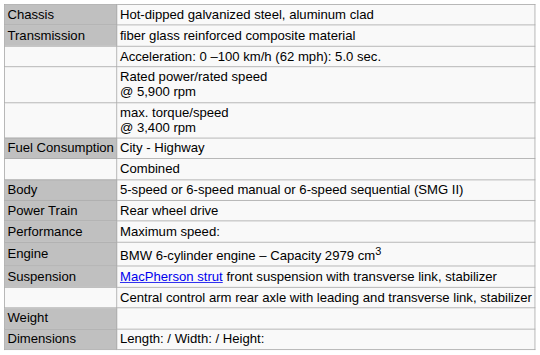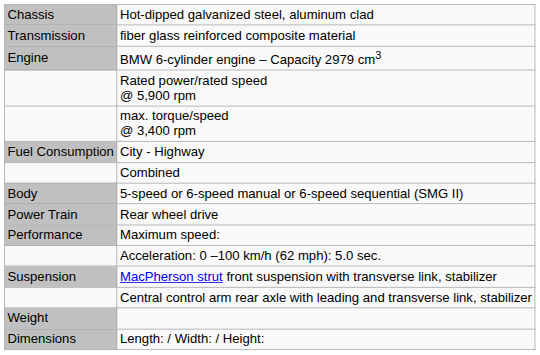rows swapped: (251, 254) <-> (250, 56)
